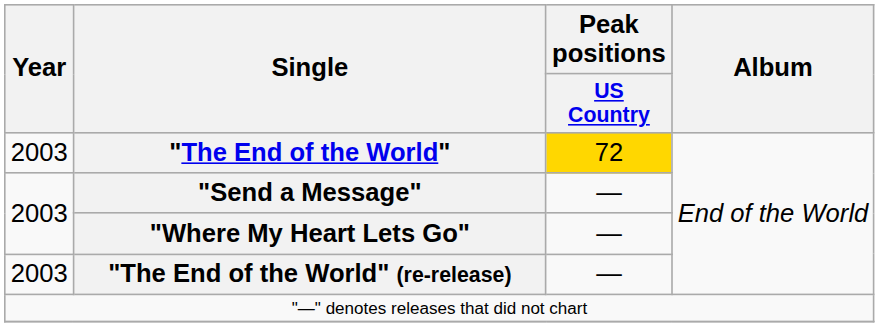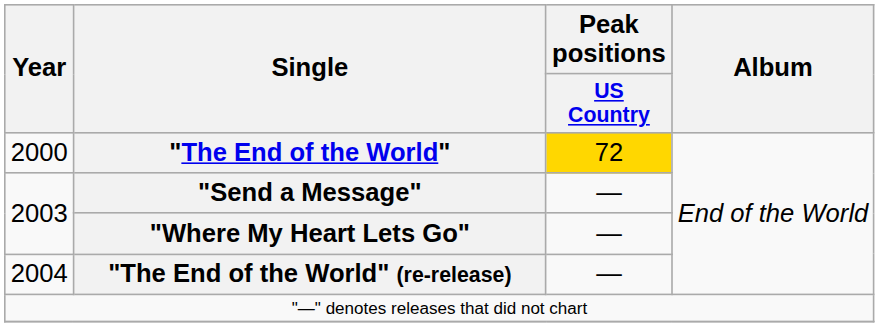(39, 152) 2003 -> (39, 152) 2000
(39, 274) 2003 -> (39, 274) 2004
